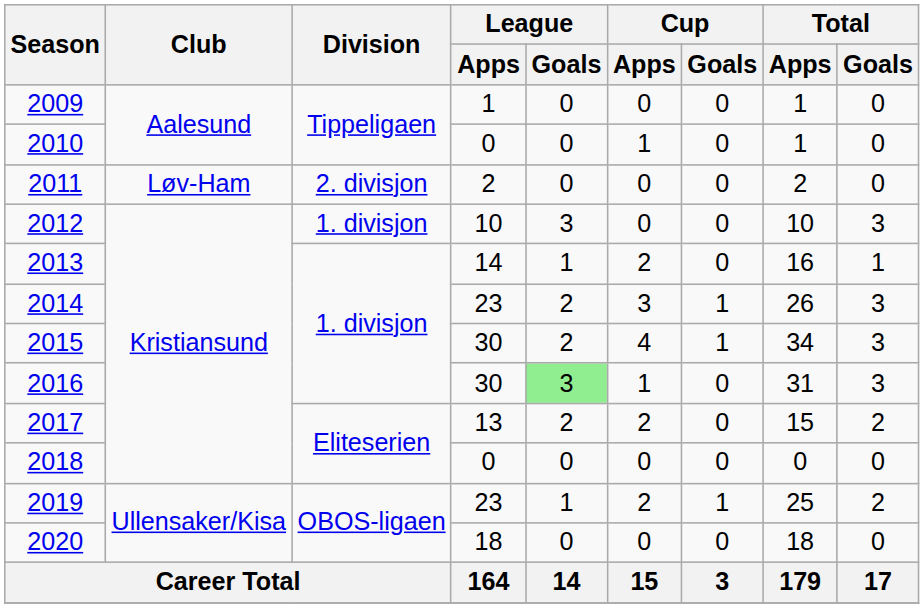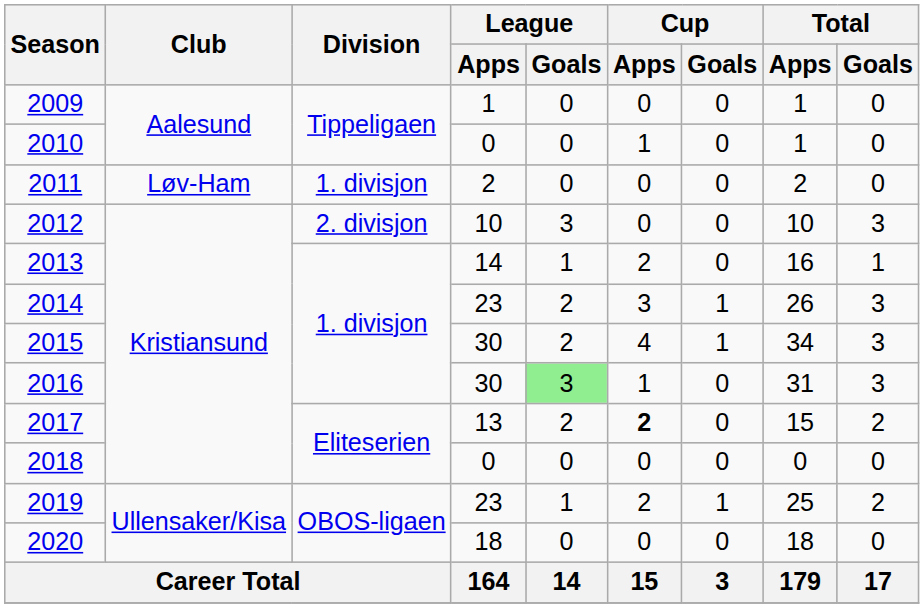(372, 183) 2. divisjon -> (372, 183) 1. divisjon
(372, 223) 1. divisjon -> (372, 223) 2. divisjon
(644, 422) normal -> (644, 422) bold
